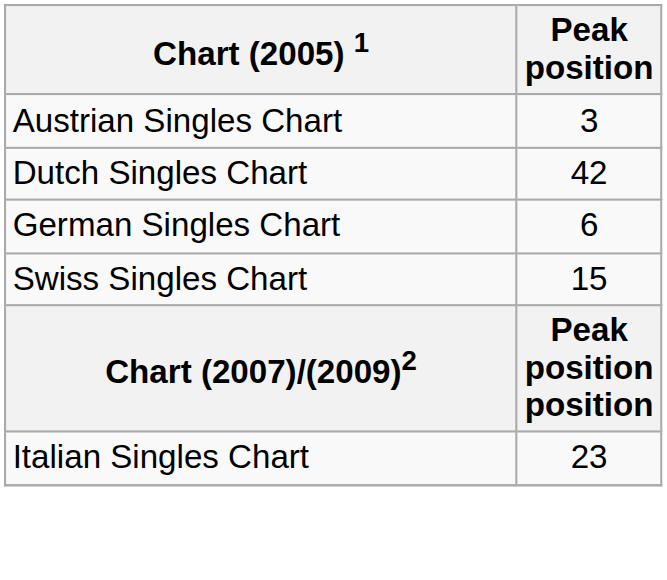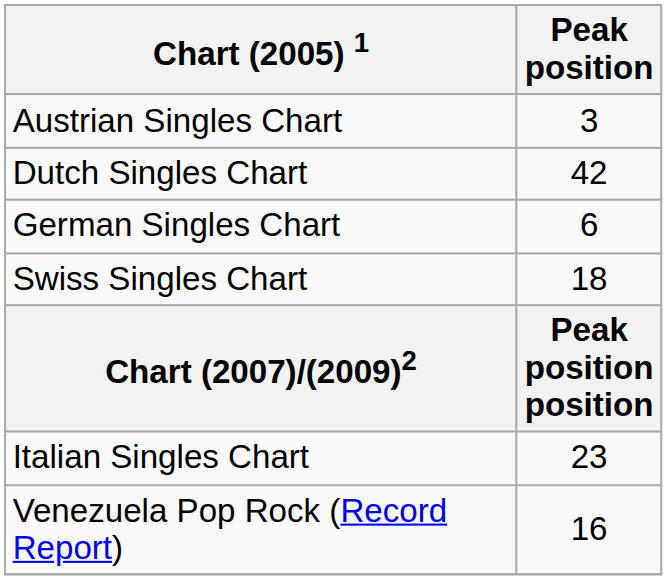(589, 278) 15 -> (589, 278) 18
+ row: (230, 528)
